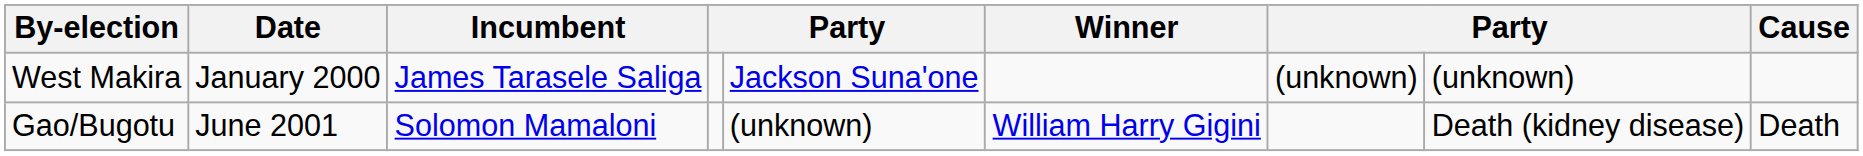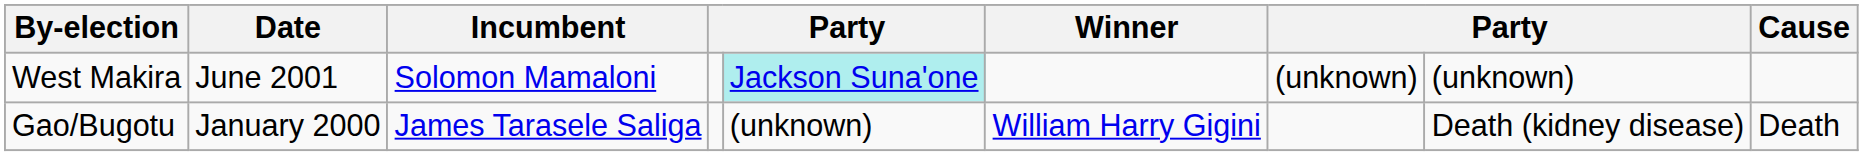(288, 77) January 2000 -> (267, 77) June 2001
(548, 77) James Tarasele Saliga -> (525, 77) Solomon Mamaloni
(854, 77) no background -> (854, 77) paleturquoise background
(267, 125) June 2001 -> (288, 125) January 2000
(525, 125) Solomon Mamaloni -> (548, 125) James Tarasele Saliga
